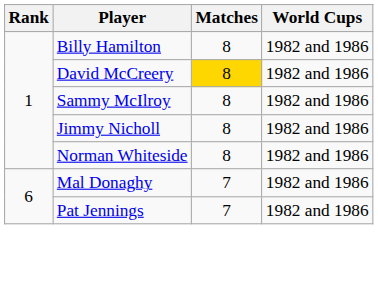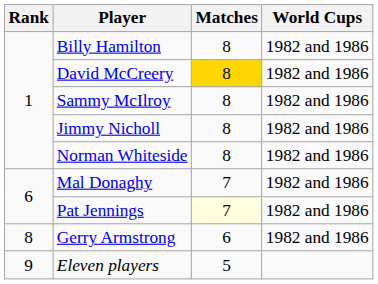(227, 210) no background -> (227, 210) lightyellow background
+ row: (116, 237)
+ row: (108, 264)
